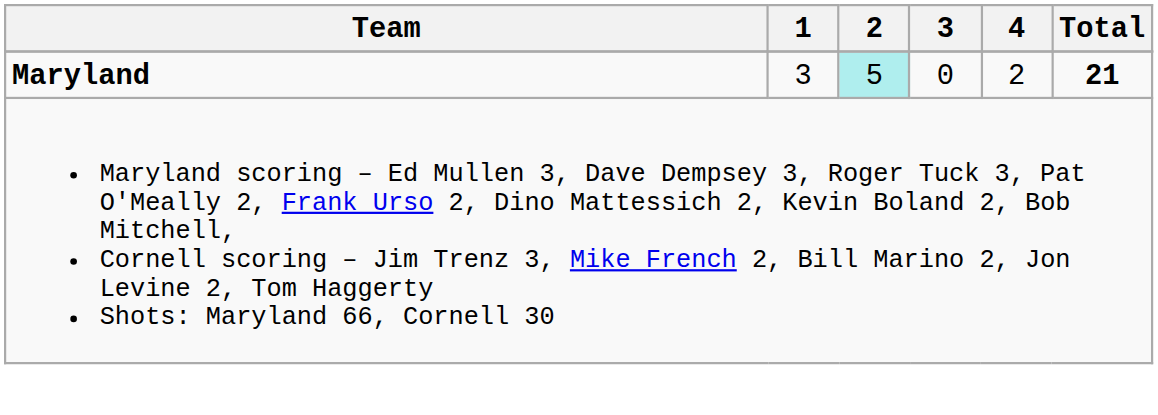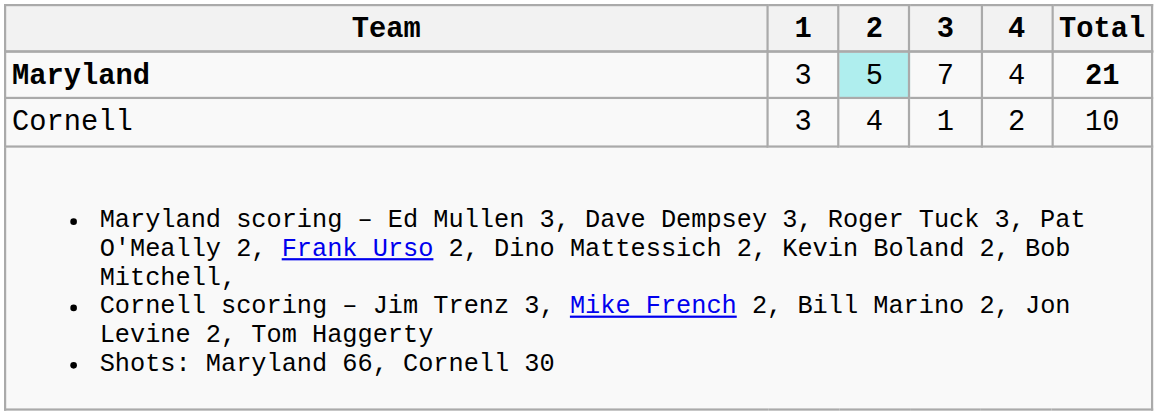(945, 75) 0 -> (945, 75) 7
(1017, 75) 2 -> (1017, 75) 4
+ row: (72, 122)
